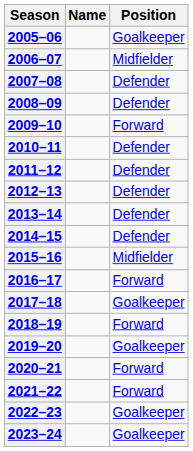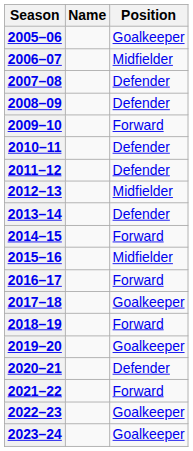(141, 192) Defender -> (143, 192) Midfielder
(141, 236) Defender -> (138, 236) Forward
(138, 368) Forward -> (141, 368) Defender
